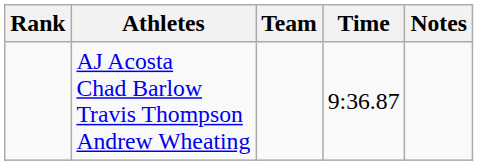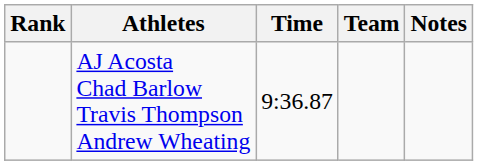columns swapped: (289, 23) <-> (364, 23)
